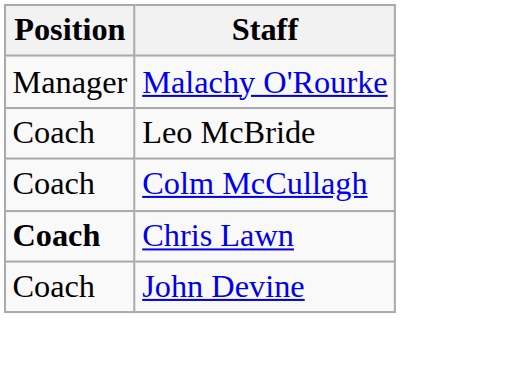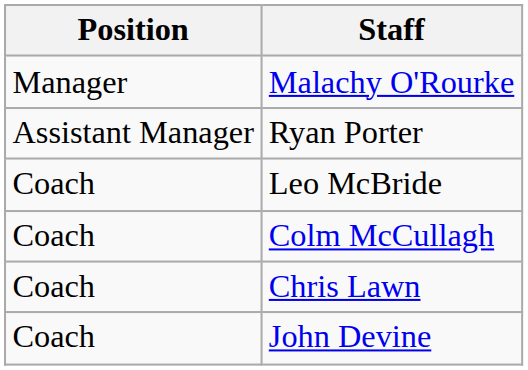+ row: (346, 132)
(56, 235) bold -> (54, 286) normal
